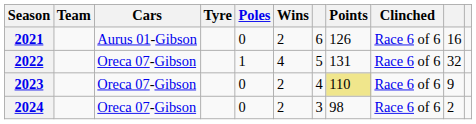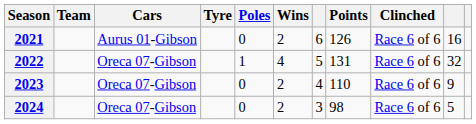(340, 84) khaki background -> (340, 84) no background
(451, 107) 2 -> (451, 107) 5
